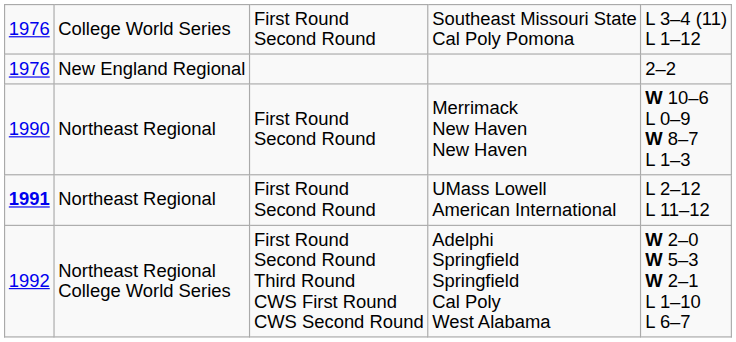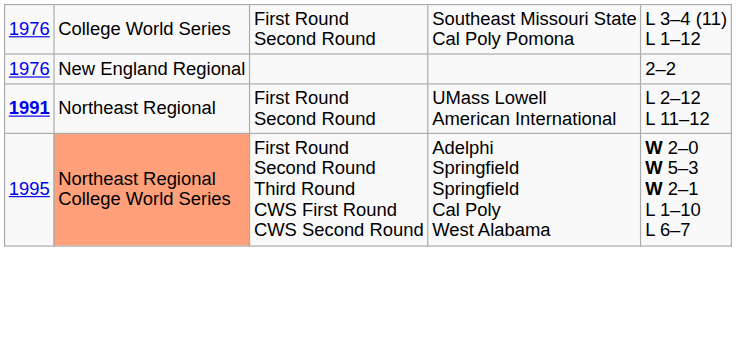- row: (480, 129)
(29, 280) 1992 -> (29, 189) 1995
(144, 280) no background -> (144, 189) lightsalmon background
